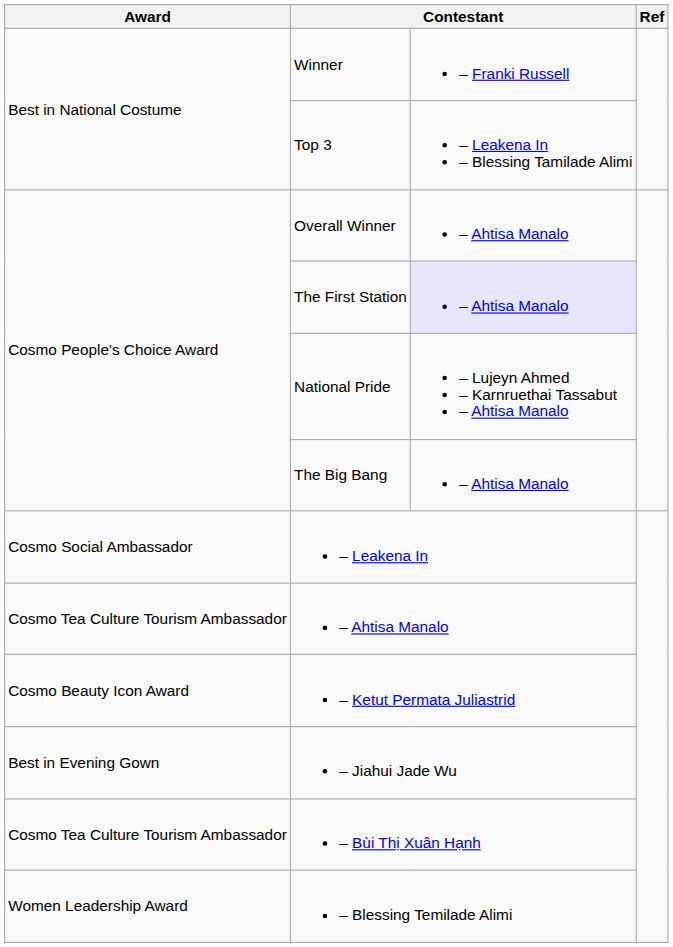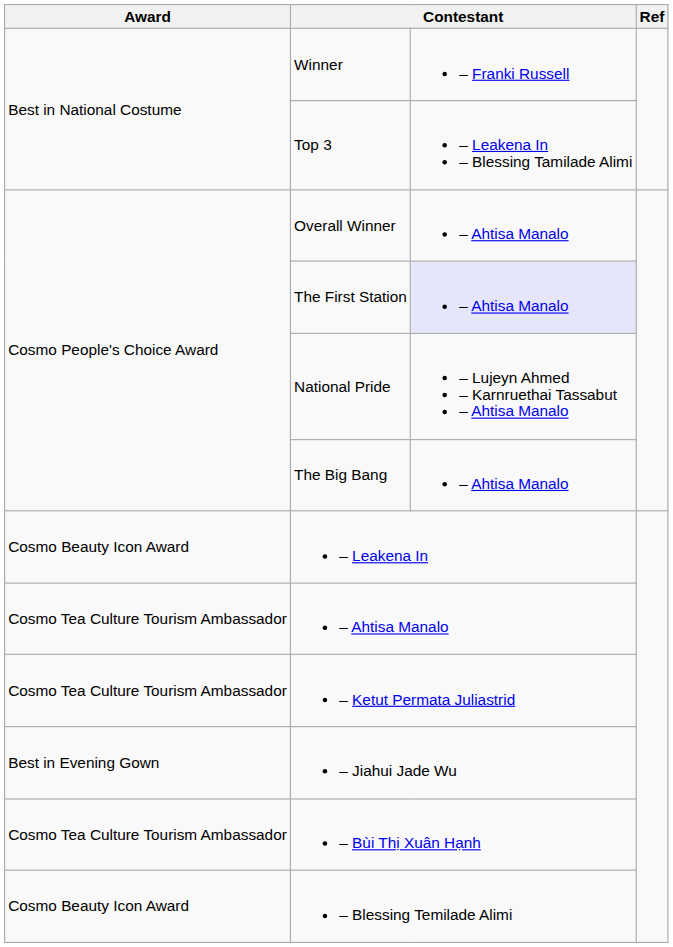(100, 547) Cosmo Social Ambassador -> (99, 547) Cosmo Beauty Icon Award
(99, 690) Cosmo Beauty Icon Award -> (148, 690) Cosmo Tea Culture Tourism Ambassador
(98, 906) Women Leadership Award -> (99, 906) Cosmo Beauty Icon Award
